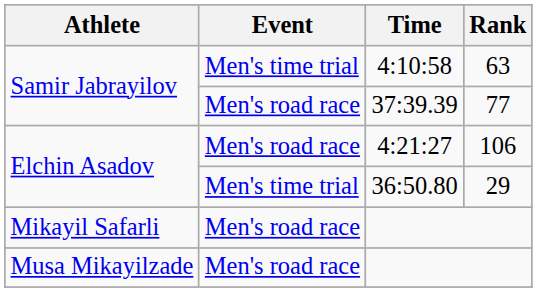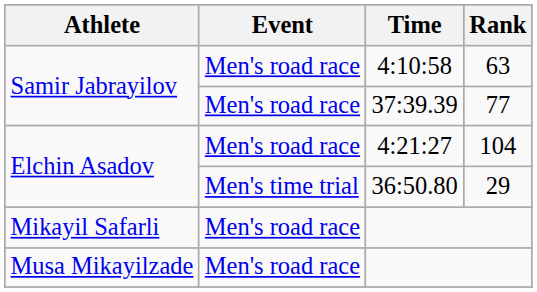(282, 65) Men's time trial -> (282, 65) Men's road race
(498, 146) 106 -> (498, 146) 104
